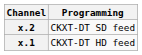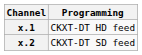rows swapped: (26, 42) <-> (26, 27)
